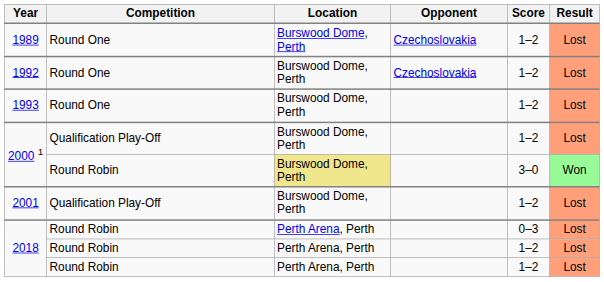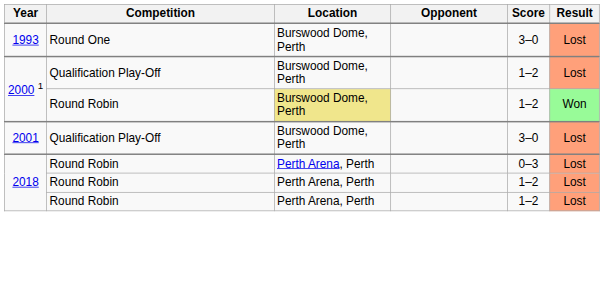- row: (26, 40)
- row: (26, 72)
(528, 105) 1–2 -> (528, 40) 3–0
(528, 170) 3–0 -> (528, 105) 1–2
(528, 203) 1–2 -> (528, 137) 3–0
